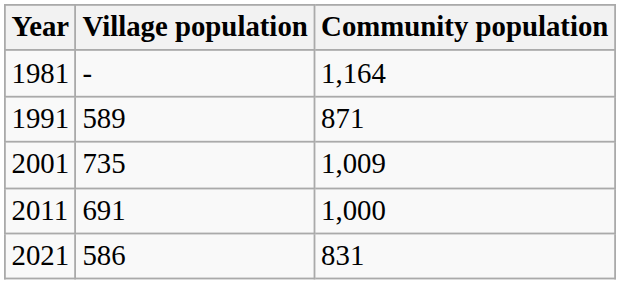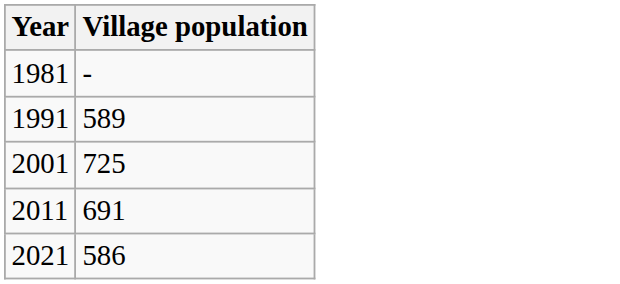- column: (465, 27)
(104, 164) 735 -> (104, 164) 725
